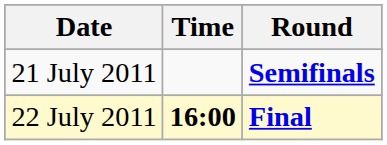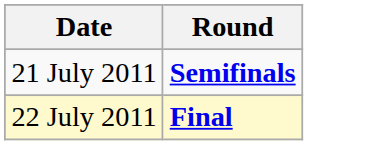- column: (203, 26)
